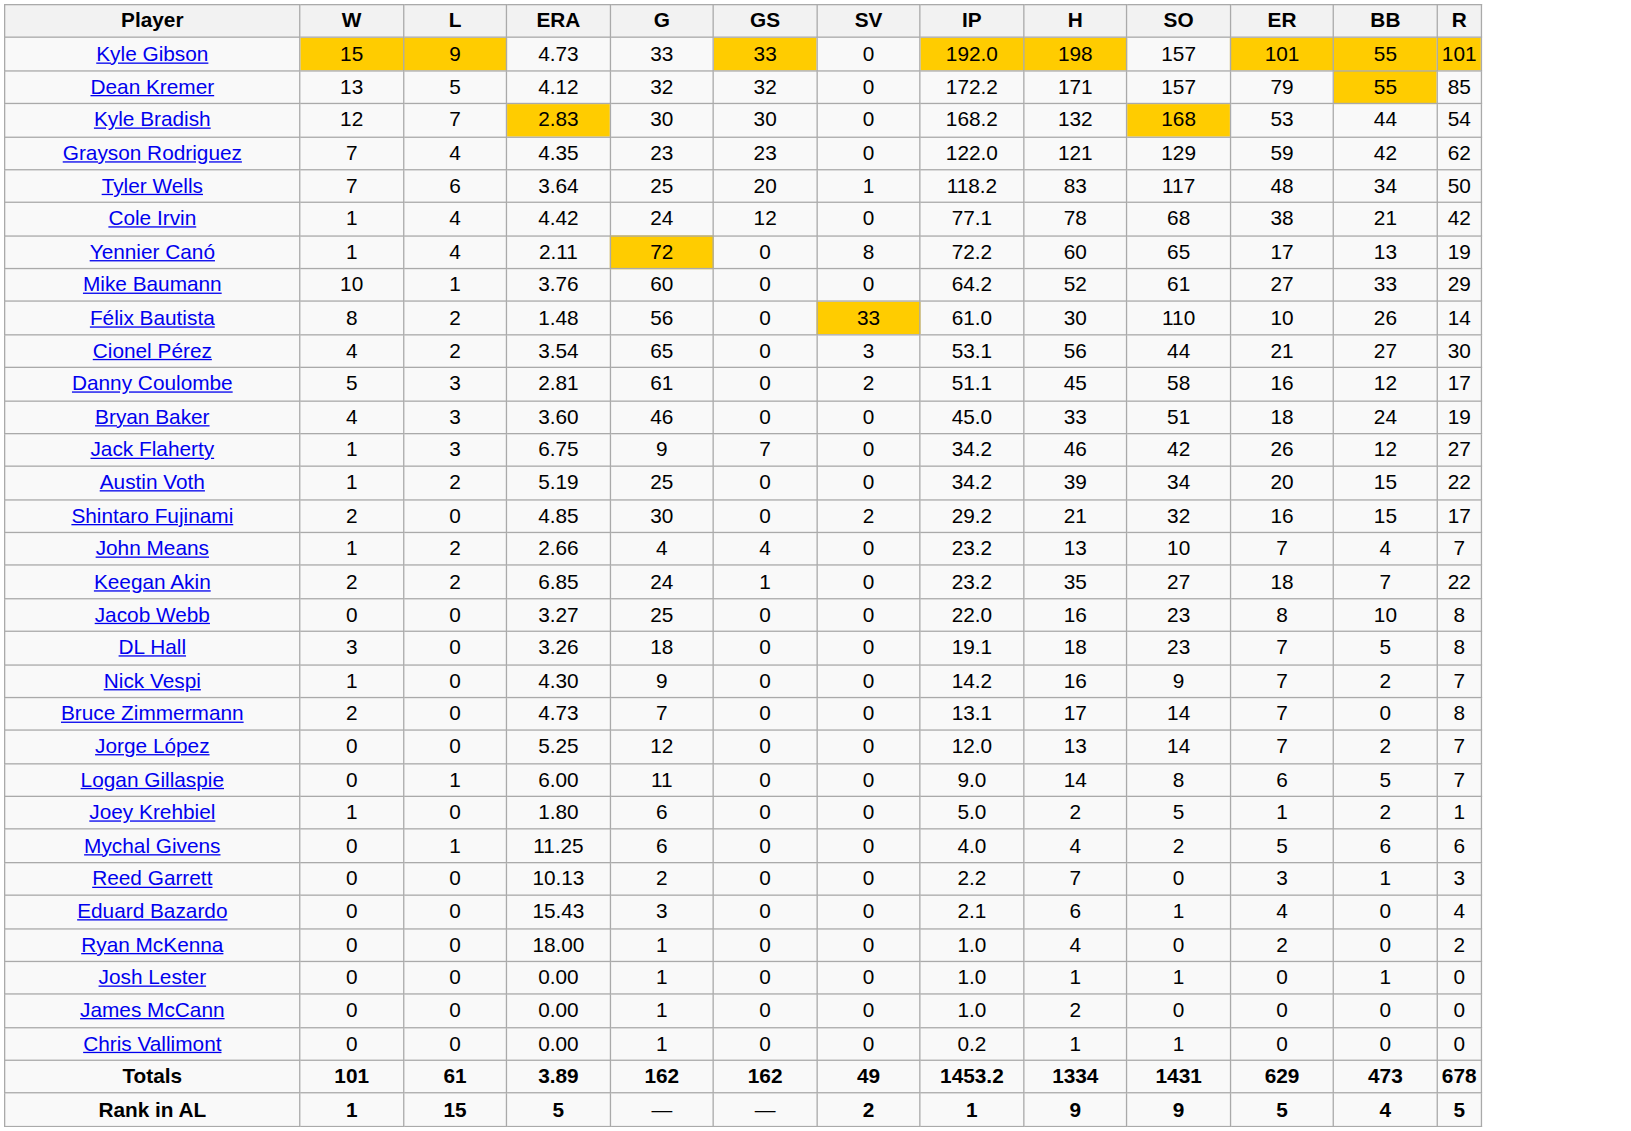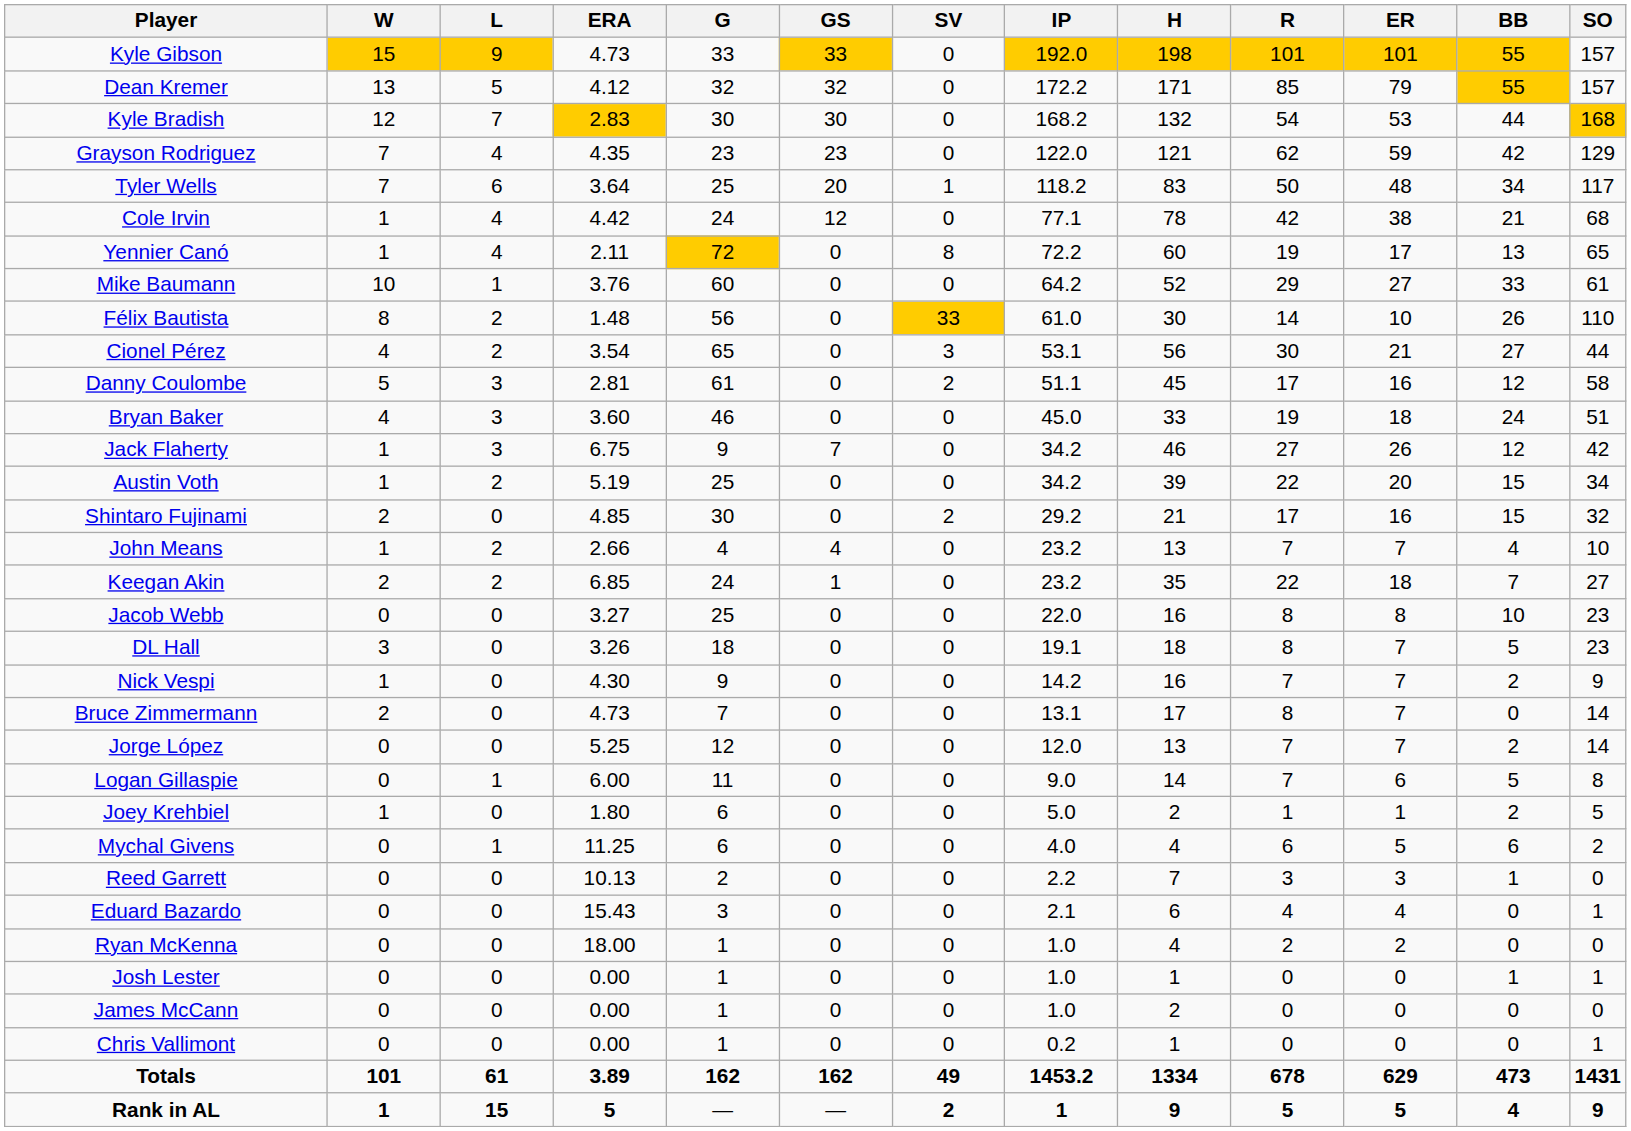columns swapped: (1459, 20) <-> (1179, 20)
